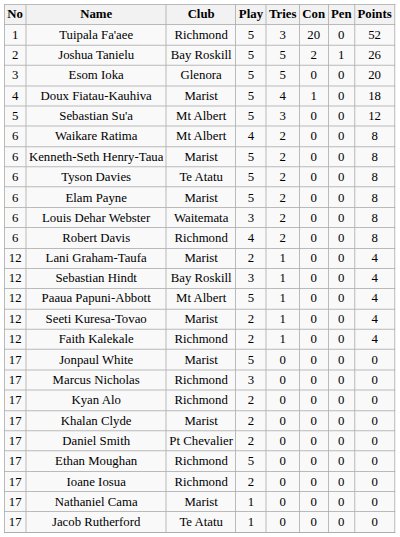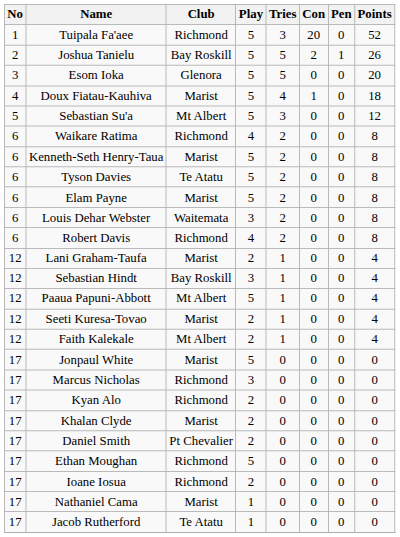(201, 136) Mt Albert -> (201, 136) Richmond
(201, 339) Richmond -> (201, 339) Mt Albert
